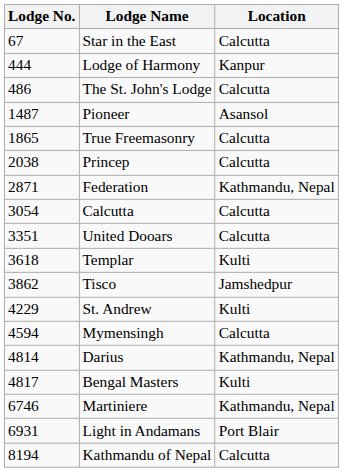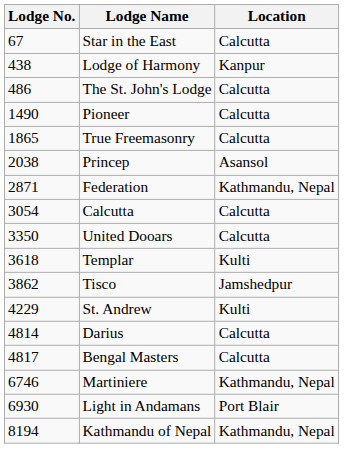(20, 65) 444 -> (20, 65) 438
(23, 114) 1487 -> (23, 114) 1490
(243, 114) Asansol -> (244, 114) Calcutta
(244, 162) Calcutta -> (243, 162) Asansol
(23, 235) 3351 -> (23, 235) 3350
- row: (123, 333)
(277, 357) Kathmandu, Nepal -> (244, 333) Calcutta
(234, 382) Kulti -> (244, 357) Calcutta
(23, 430) 6931 -> (23, 406) 6930
(244, 455) Calcutta -> (277, 430) Kathmandu, Nepal
